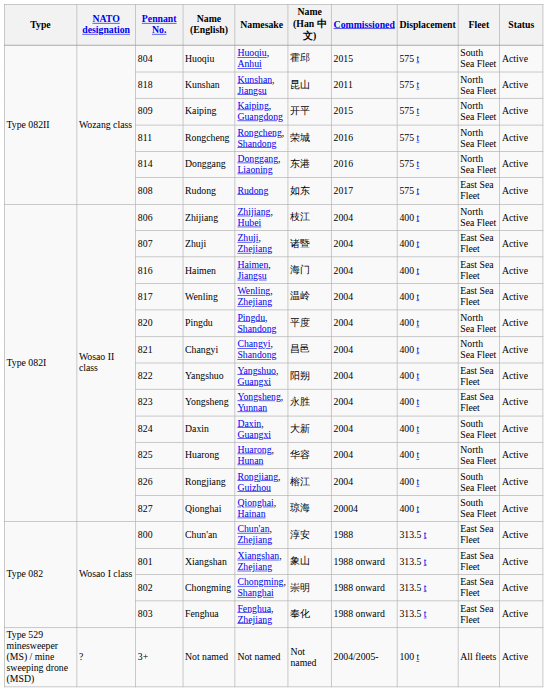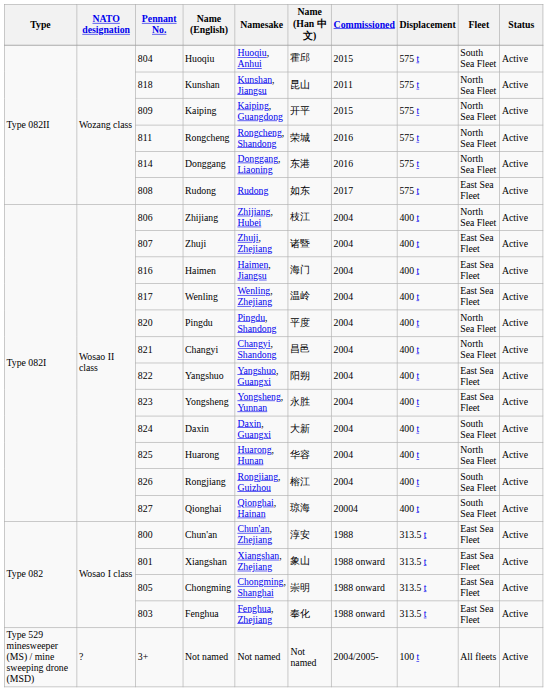(145, 588) 802 -> (145, 588) 805
